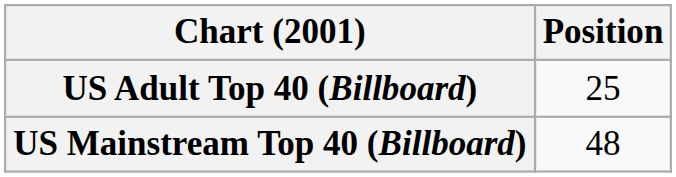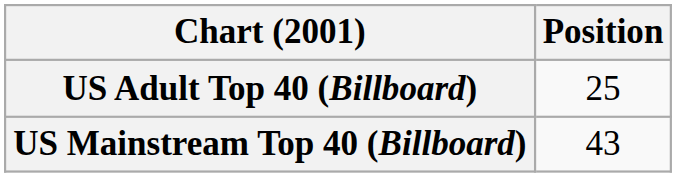(603, 143) 48 -> (603, 143) 43
